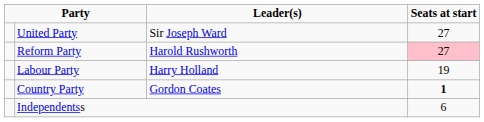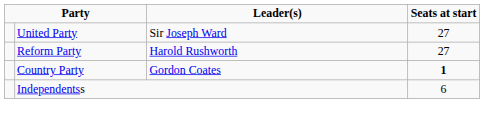(444, 51) pink background -> (444, 51) no background
- row: (48, 70)
